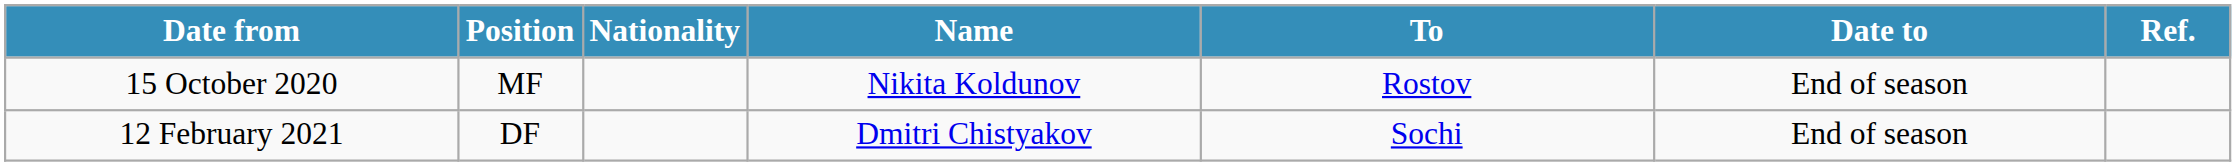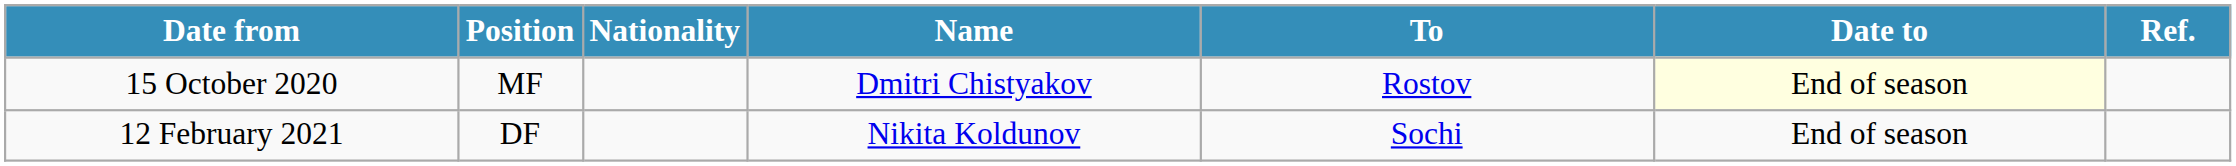(974, 82) Nikita Koldunov -> (974, 82) Dmitri Chistyakov
(1879, 82) no background -> (1879, 82) lightyellow background
(974, 134) Dmitri Chistyakov -> (974, 134) Nikita Koldunov
